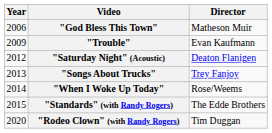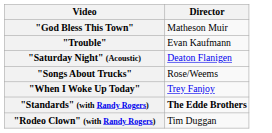- column: (16, 12)
(215, 74) Trey Fanjoy -> (193, 74) Rose/Weems
(217, 89) Rose/Weems -> (191, 89) Trey Fanjoy
(228, 105) normal -> (207, 105) bold
